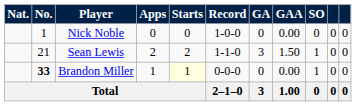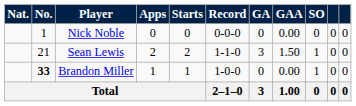(227, 33) 1-0-0 -> (227, 33) 0-0-0
(187, 71) lightyellow background -> (187, 71) no background
(227, 71) 0-0-0 -> (227, 71) 1-0-0
